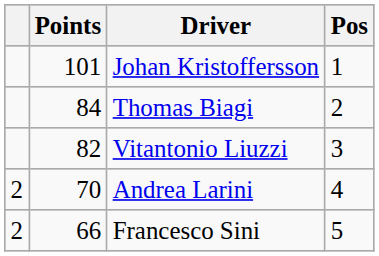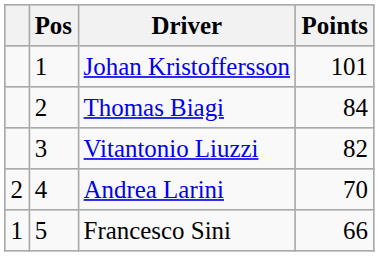columns swapped: (349, 25) <-> (68, 25)
(17, 230) 2 -> (17, 230) 1
